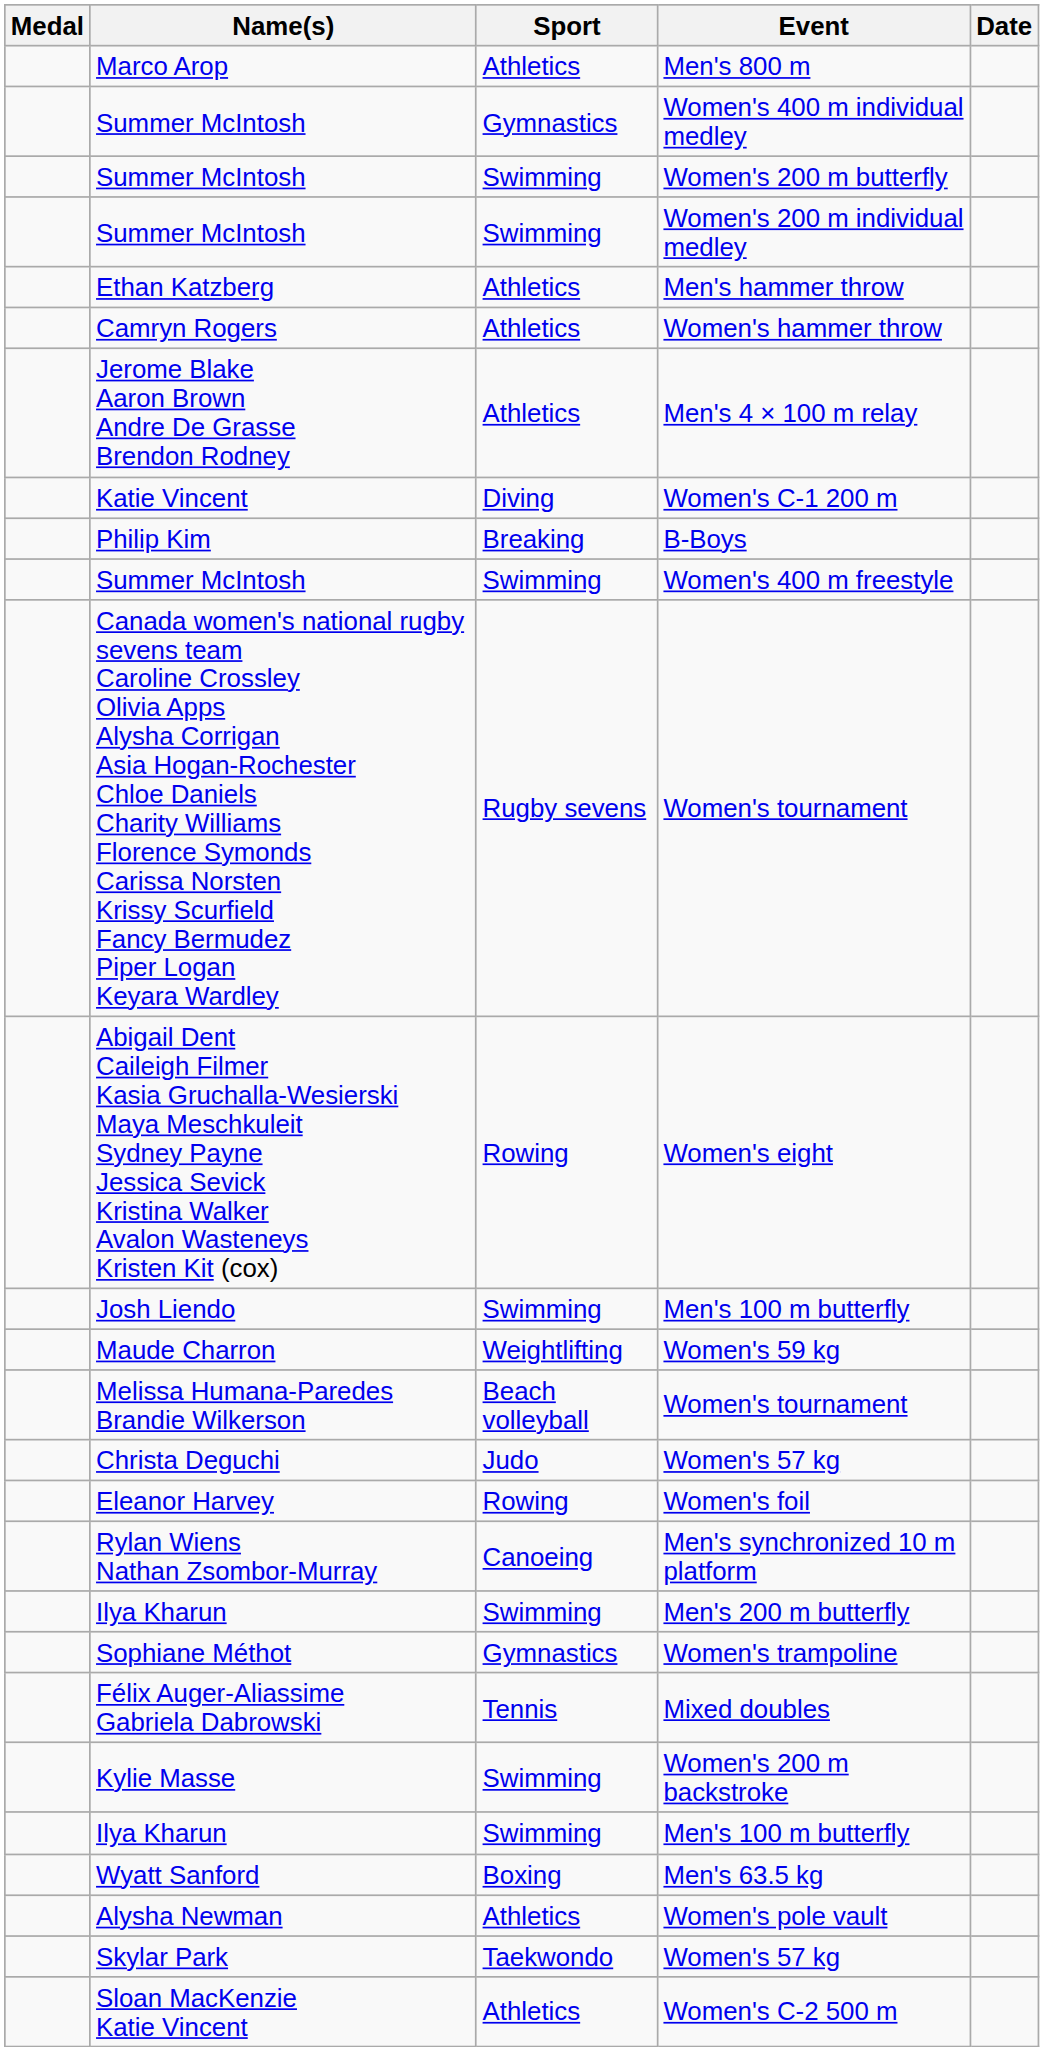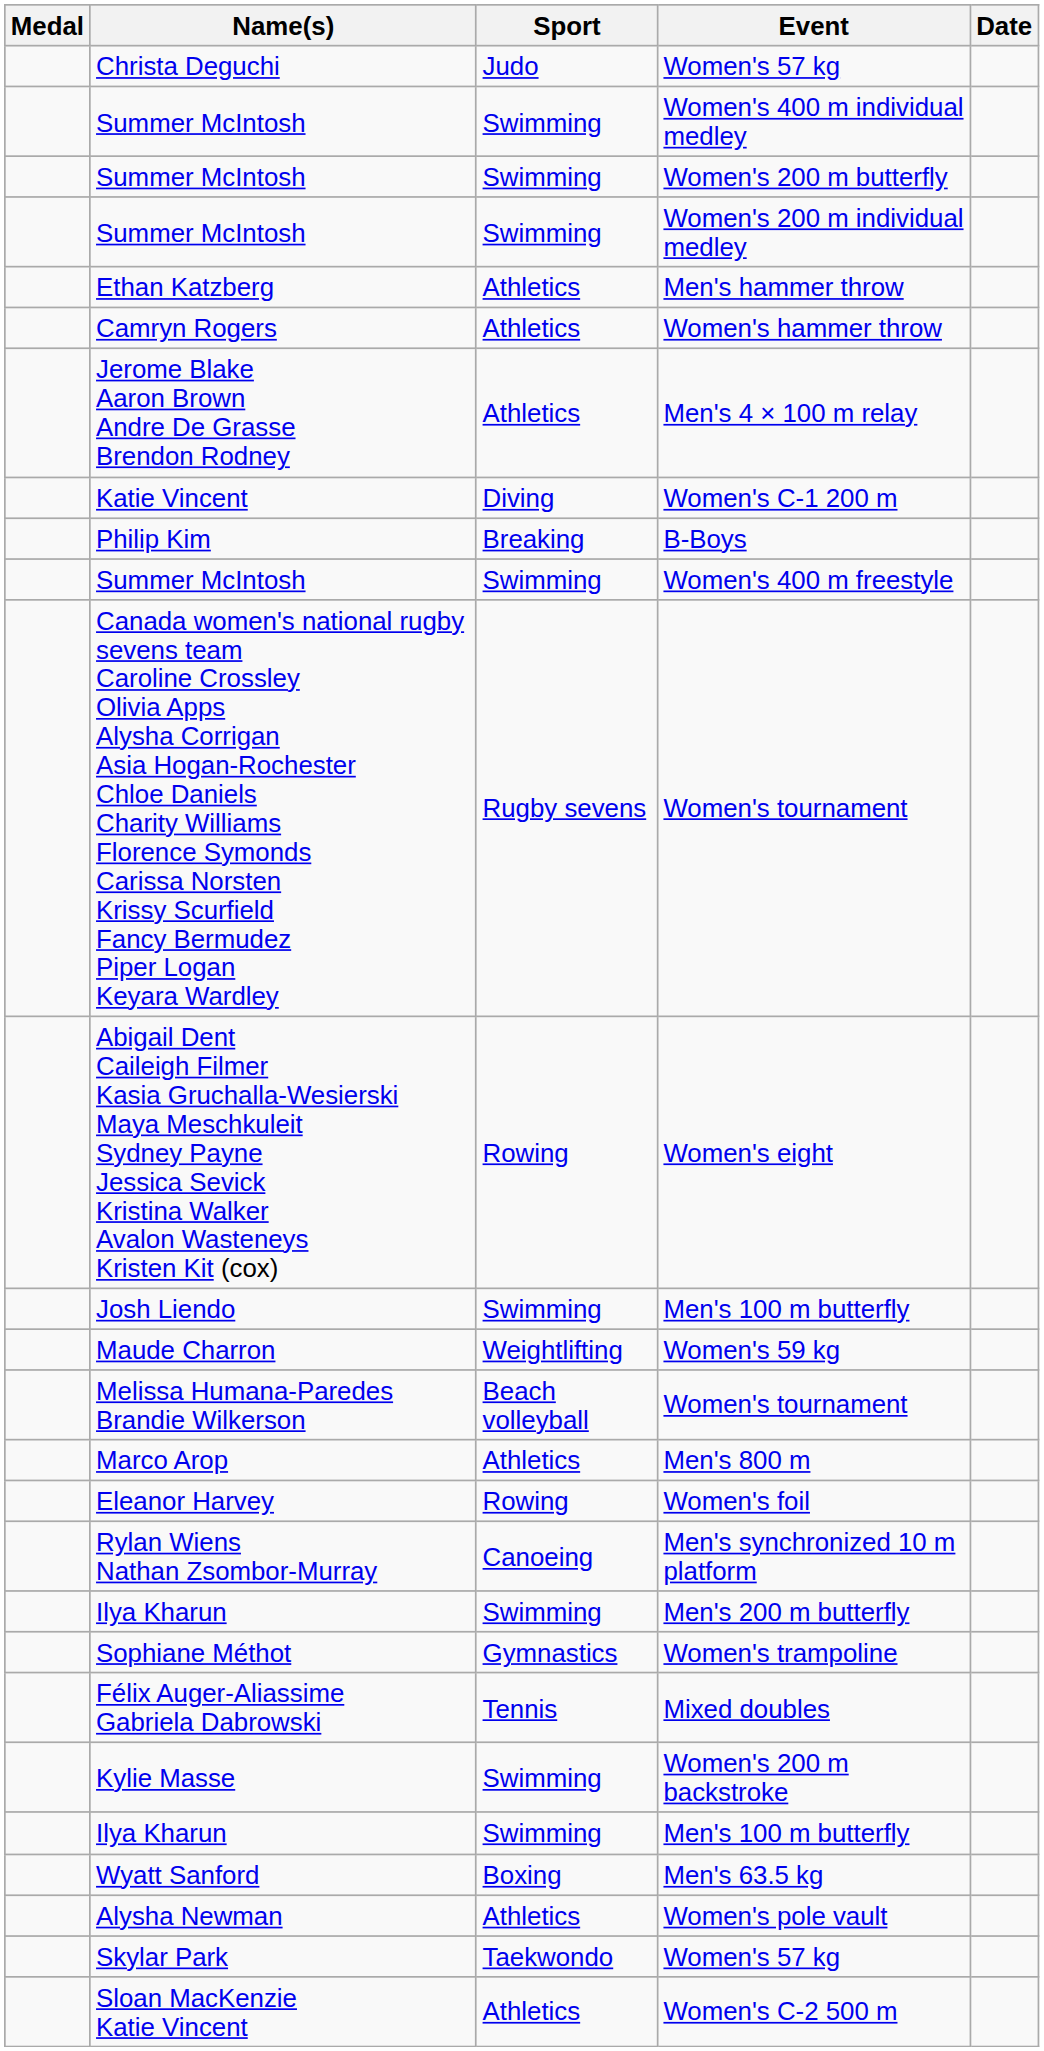rows swapped: (188, 1460) <-> (162, 66)
(550, 122) Gymnastics -> (542, 122) Swimming
